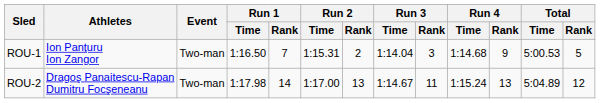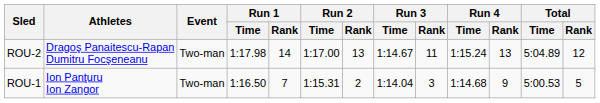rows swapped: (24, 54) <-> (24, 84)
